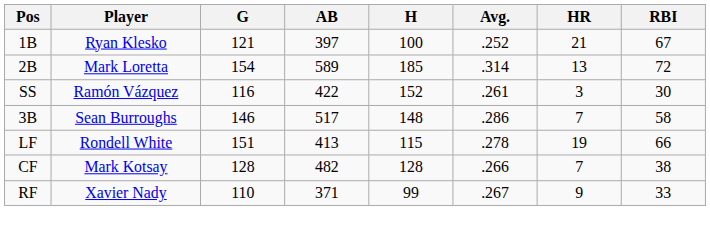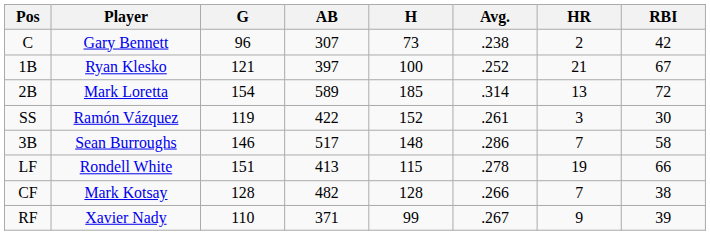+ row: (28, 42)
(243, 92) 116 -> (243, 117) 119
(663, 192) 33 -> (663, 218) 39
